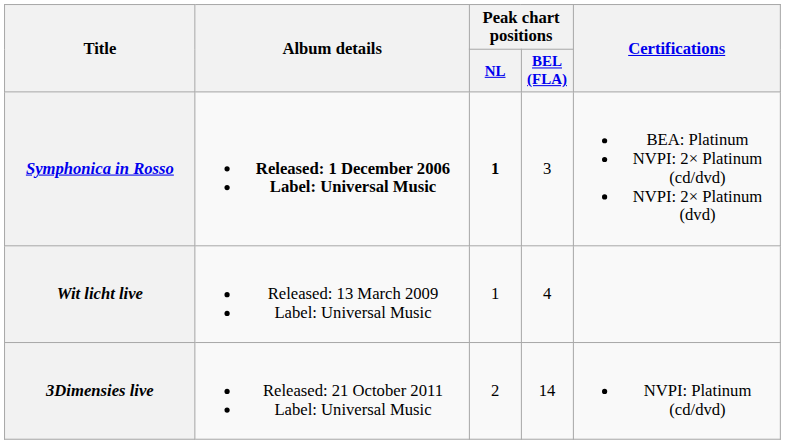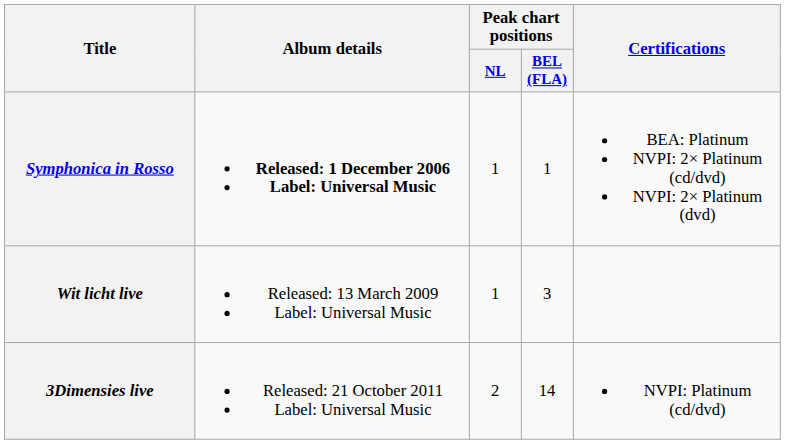(495, 168) bold -> (495, 168) normal
(547, 168) 3 -> (547, 168) 1
(547, 293) 4 -> (547, 293) 3
